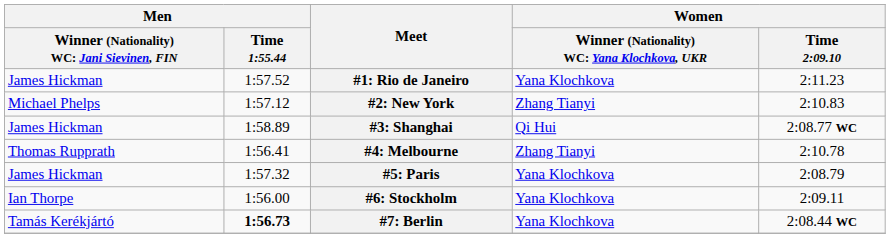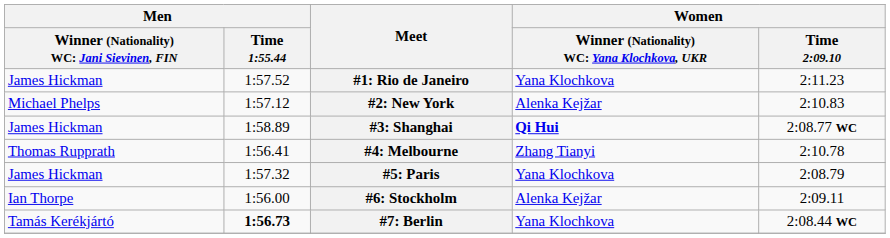(555, 103) Zhang Tianyi -> (558, 103) Alenka Kejžar
(536, 127) normal -> (537, 127) bold
(565, 198) Yana Klochkova -> (558, 198) Alenka Kejžar
